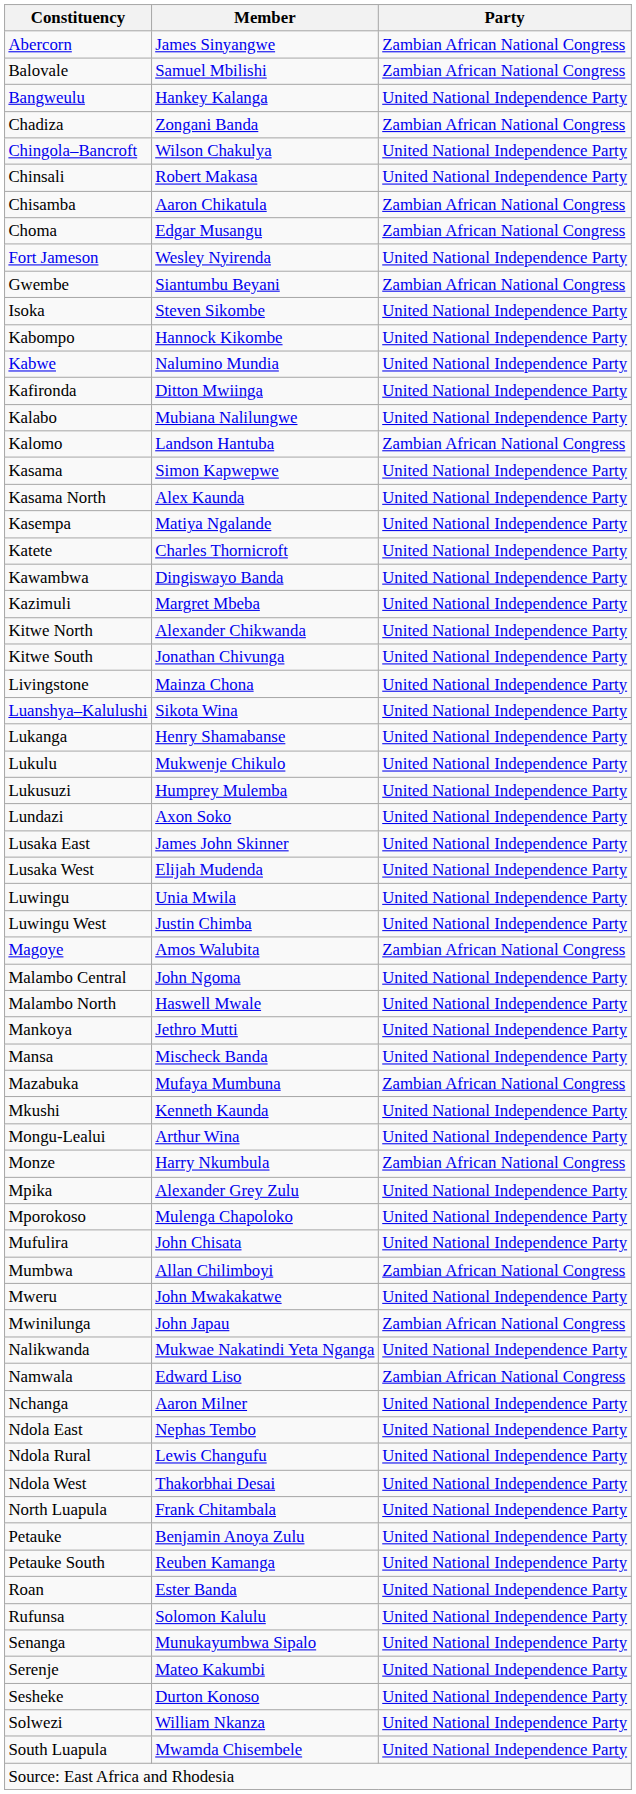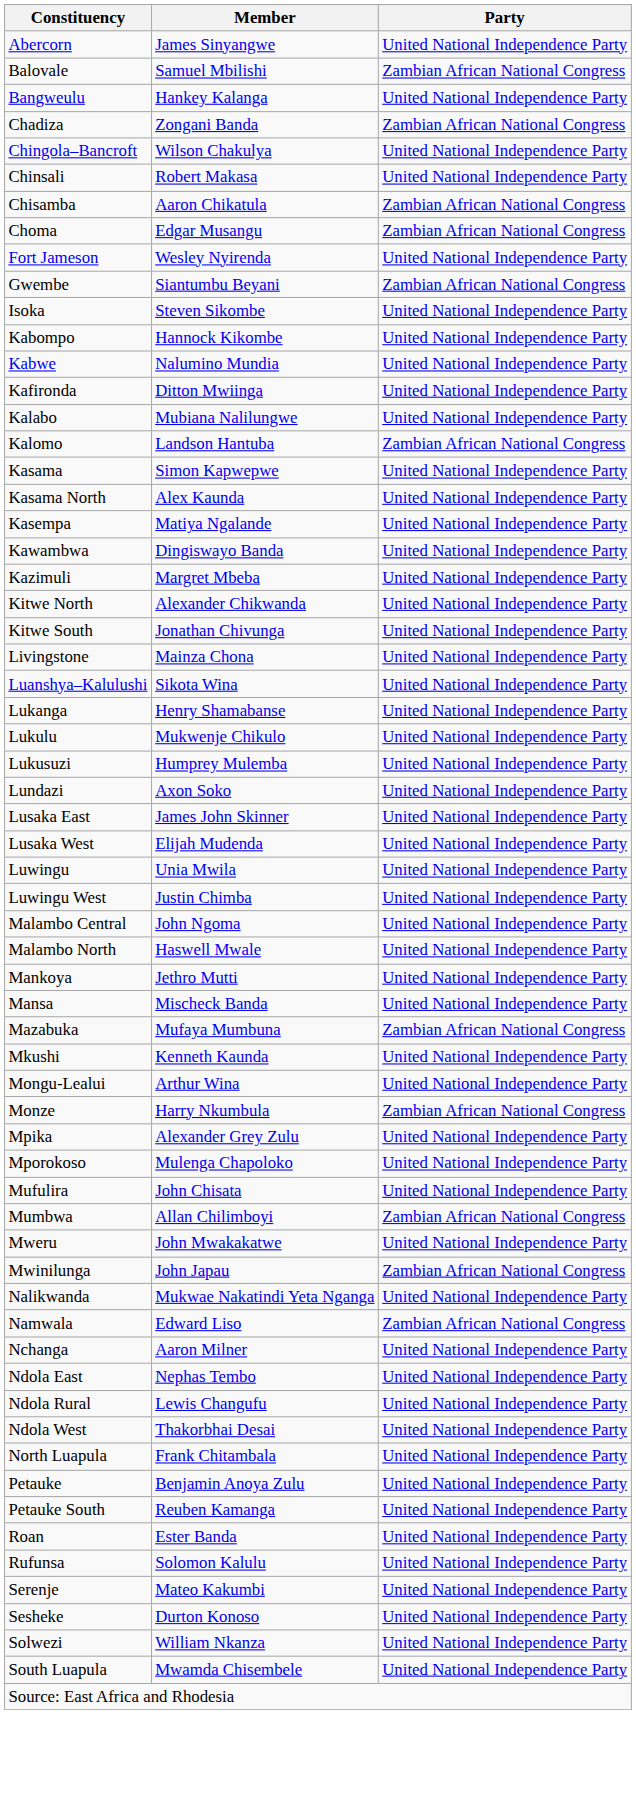(504, 44) Zambian African National Congress -> (505, 44) United National Independence Party
- row: (30, 550)
- row: (36, 950)
- row: (37, 1643)
